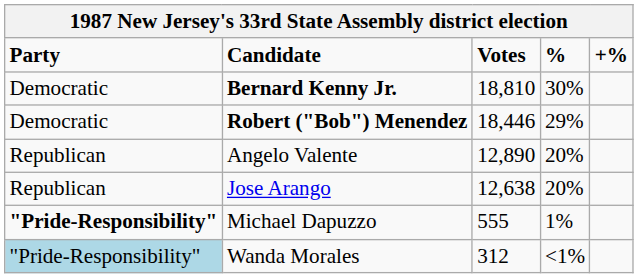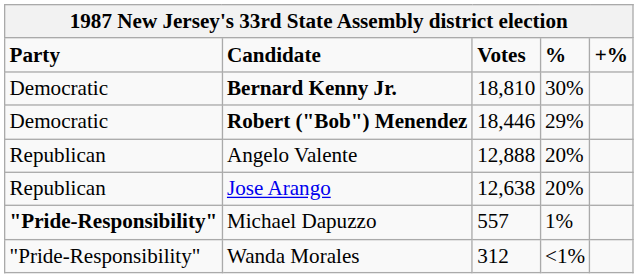(506, 155) 12,890 -> (506, 155) 12,888
(493, 222) 555 -> (493, 222) 557
(105, 255) lightblue background -> (105, 255) no background
